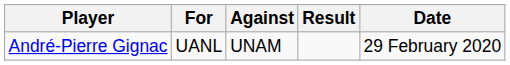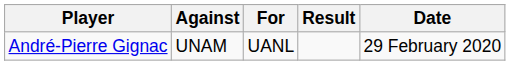columns swapped: (199, 18) <-> (262, 18)
